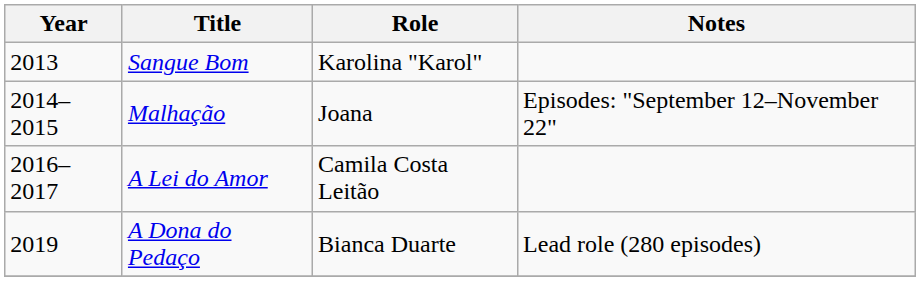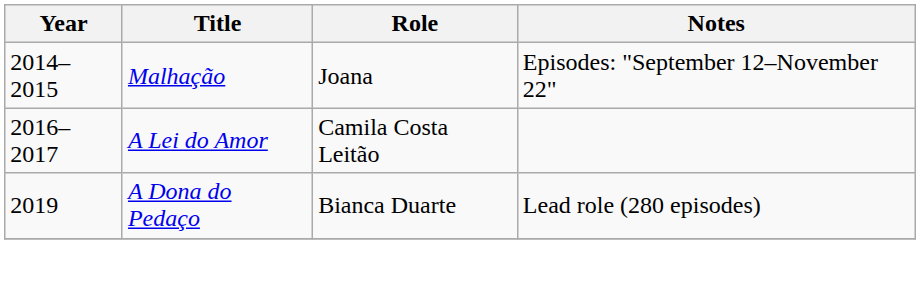- row: (188, 61)
